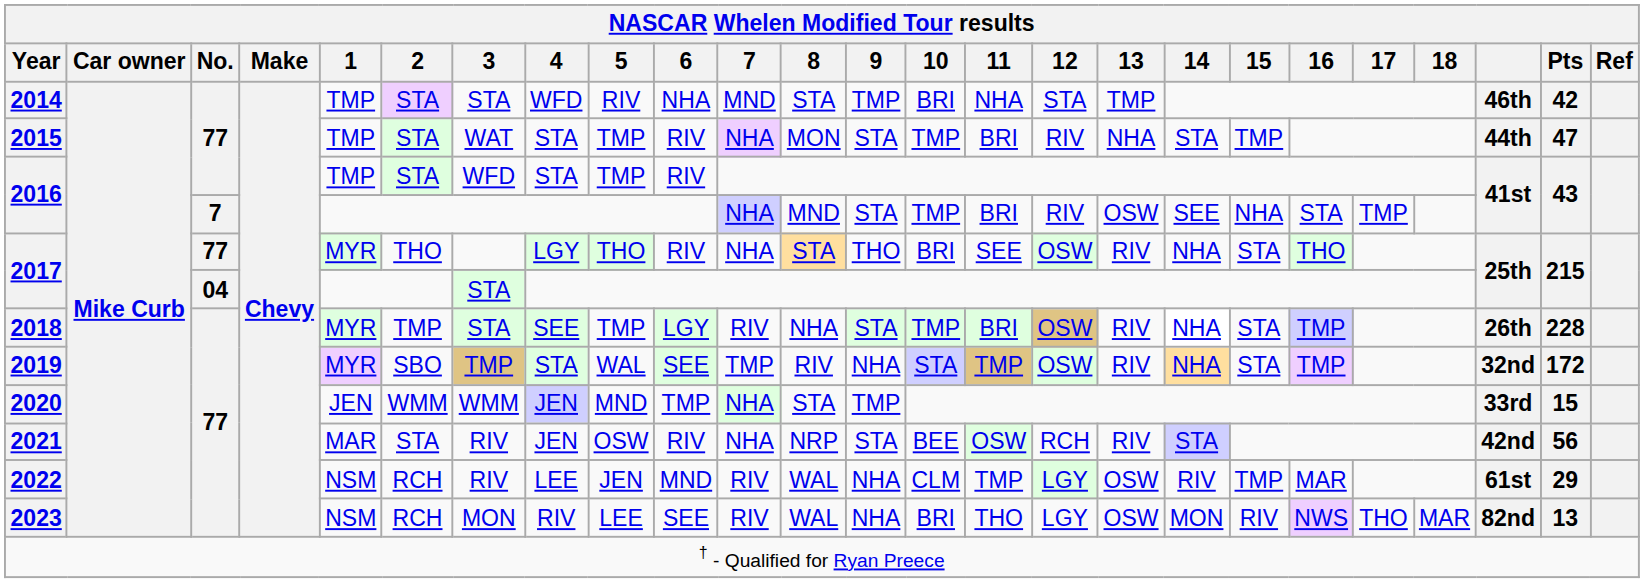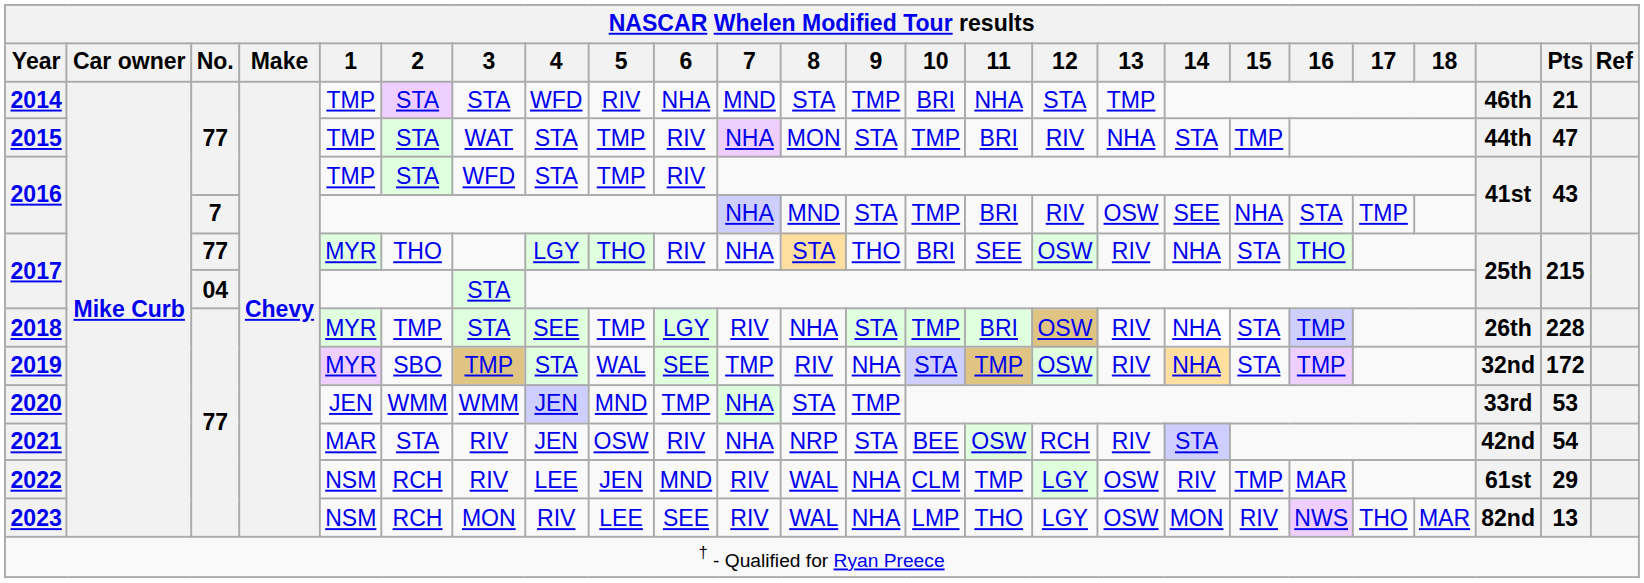(1565, 100) 42 -> (1565, 100) 21
(1565, 404) 15 -> (1565, 404) 53
(1565, 442) 56 -> (1565, 442) 54
(936, 518) BRI -> (936, 518) LMP
